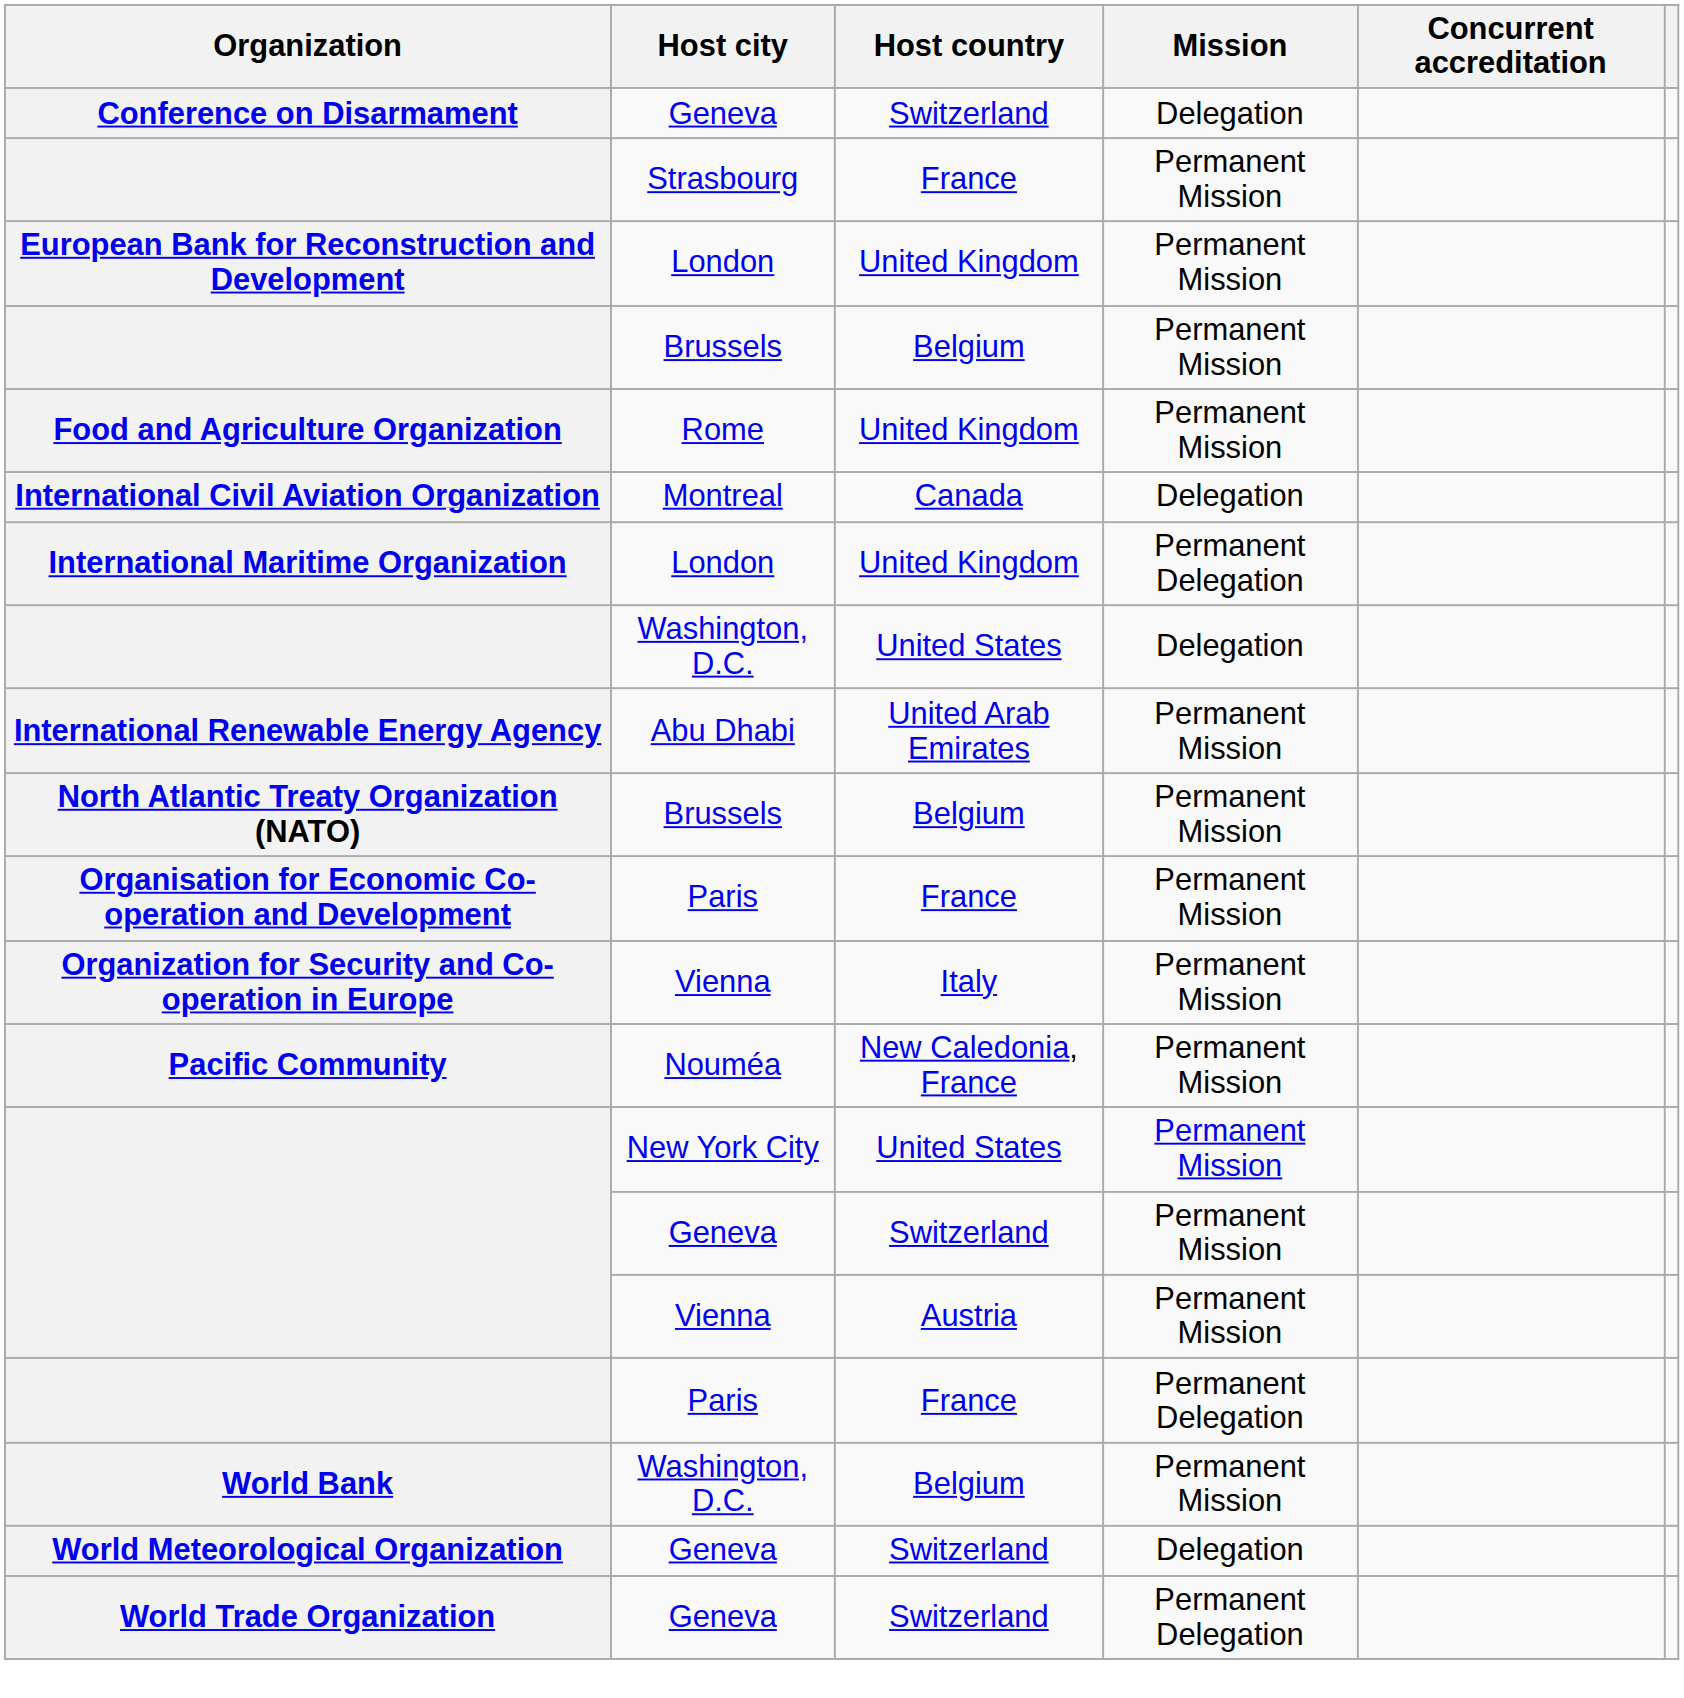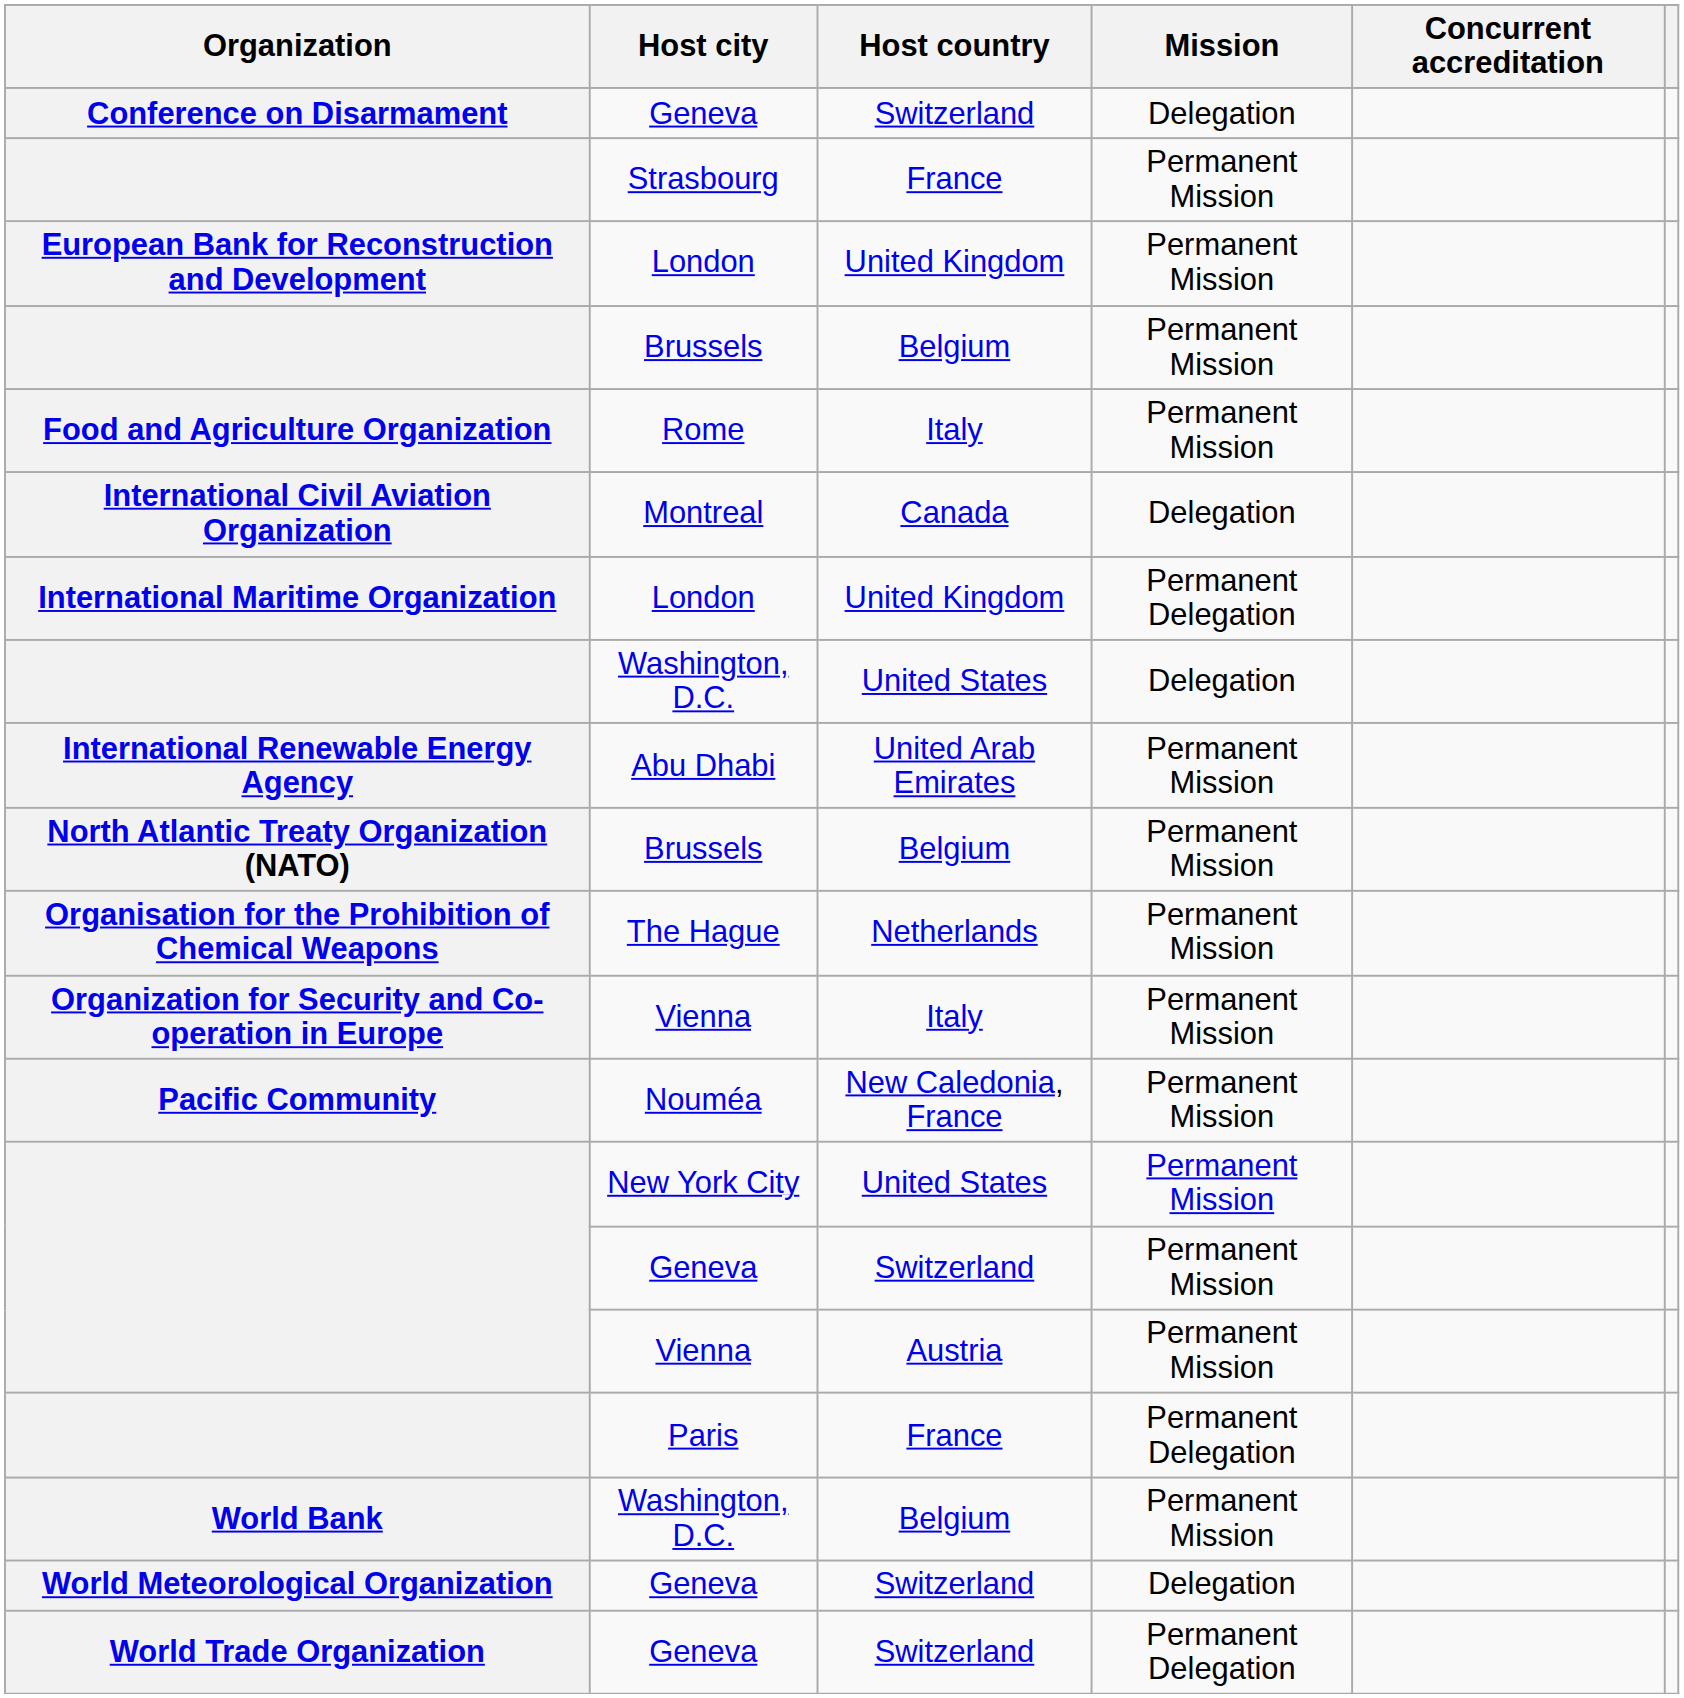(969, 430) United Kingdom -> (954, 430) Italy
- row: (308, 897)
+ row: (297, 932)
